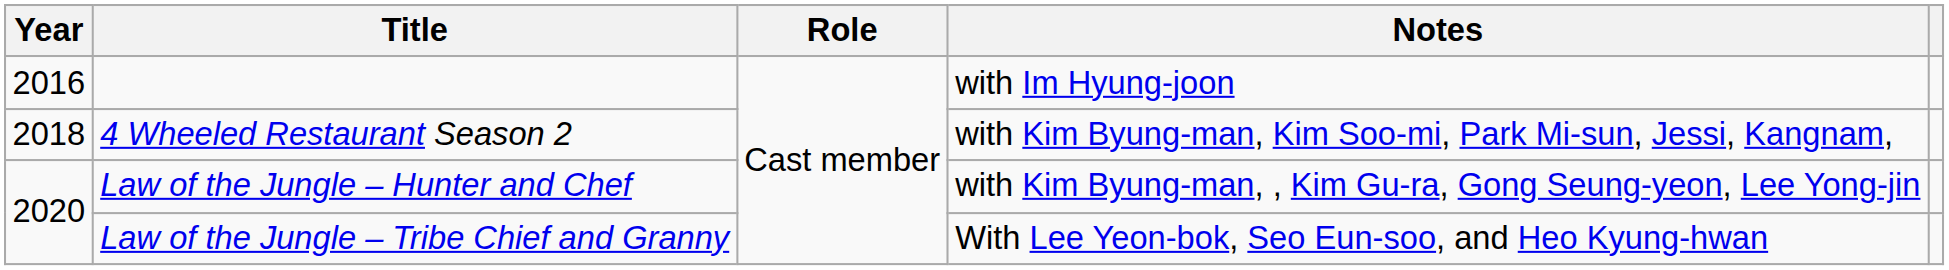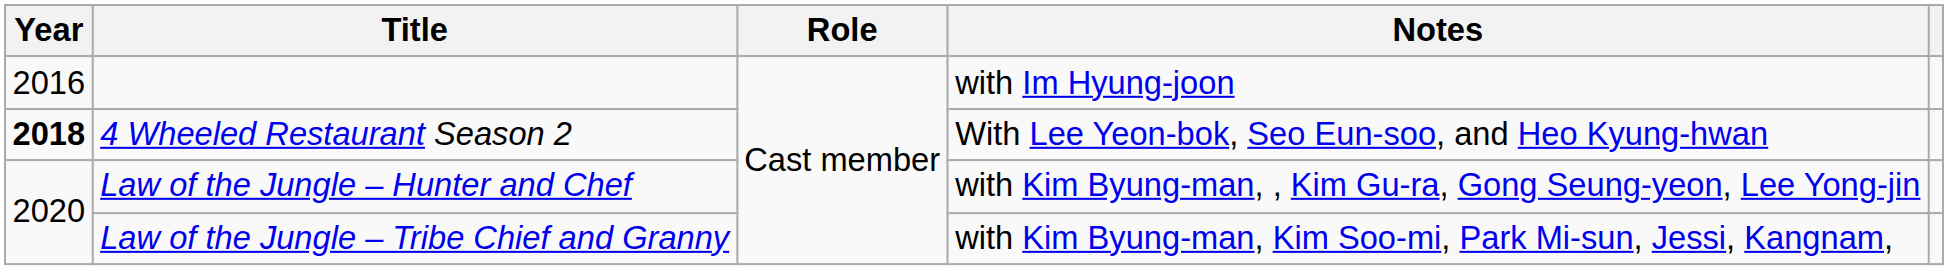(49, 133) normal -> (49, 133) bold
(1424, 133) with Kim Byung-man, Kim Soo-mi, Park Mi-sun, Jessi, Kangnam, -> (1362, 133) With Lee Yeon-bok, Seo Eun-soo, and Heo Kyung-hwan
(1362, 237) With Lee Yeon-bok, Seo Eun-soo, and Heo Kyung-hwan -> (1424, 237) with Kim Byung-man, Kim Soo-mi, Park Mi-sun, Jessi, Kangnam,
